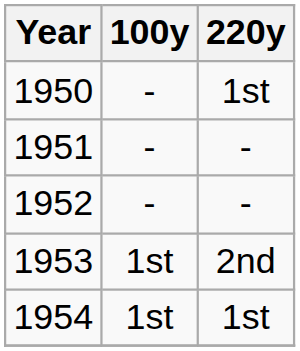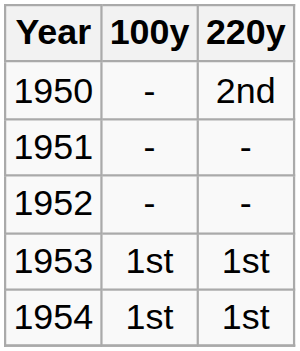(246, 89) 1st -> (246, 89) 2nd
(246, 260) 2nd -> (246, 260) 1st
